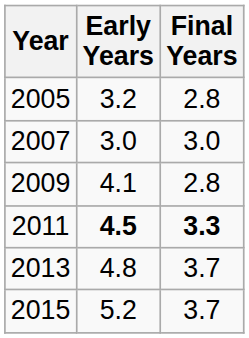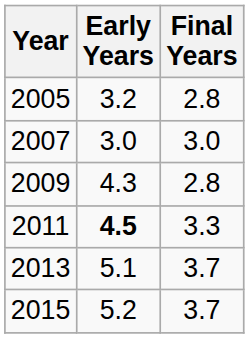(118, 183) 4.1 -> (118, 183) 4.3
(202, 225) bold -> (202, 225) normal
(118, 268) 4.8 -> (118, 268) 5.1
